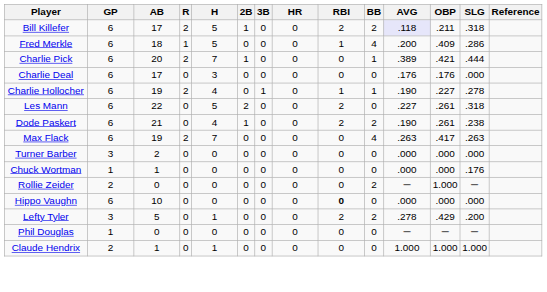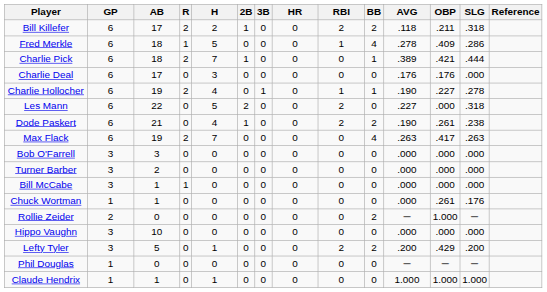(215, 28) 5 -> (215, 28) 2
(407, 28) lavender background -> (407, 28) no background
(407, 43) .200 -> (407, 43) .278
(157, 59) 20 -> (157, 59) 18
(445, 106) .261 -> (445, 106) .000
+ row: (46, 153)
+ row: (46, 185)
(445, 169) .000 -> (445, 201) .261
(111, 201) 6 -> (111, 232) 3
(341, 201) bold -> (341, 232) normal
(407, 216) .278 -> (407, 248) .200
(111, 248) 2 -> (111, 279) 1
